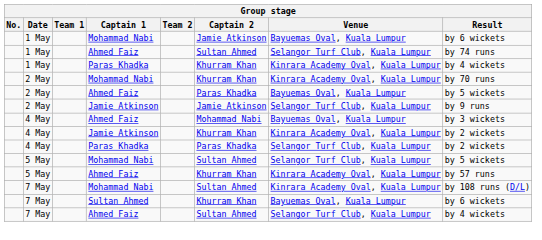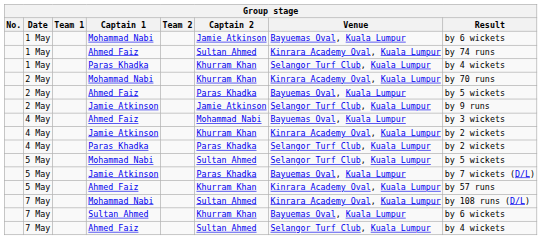(351, 52) Selangor Turf Club, Kuala Lumpur -> (356, 52) Kinrara Academy Oval, Kuala Lumpur
(356, 65) Kinrara Academy Oval, Kuala Lumpur -> (351, 65) Selangor Turf Club, Kuala Lumpur
+ row: (38, 174)
